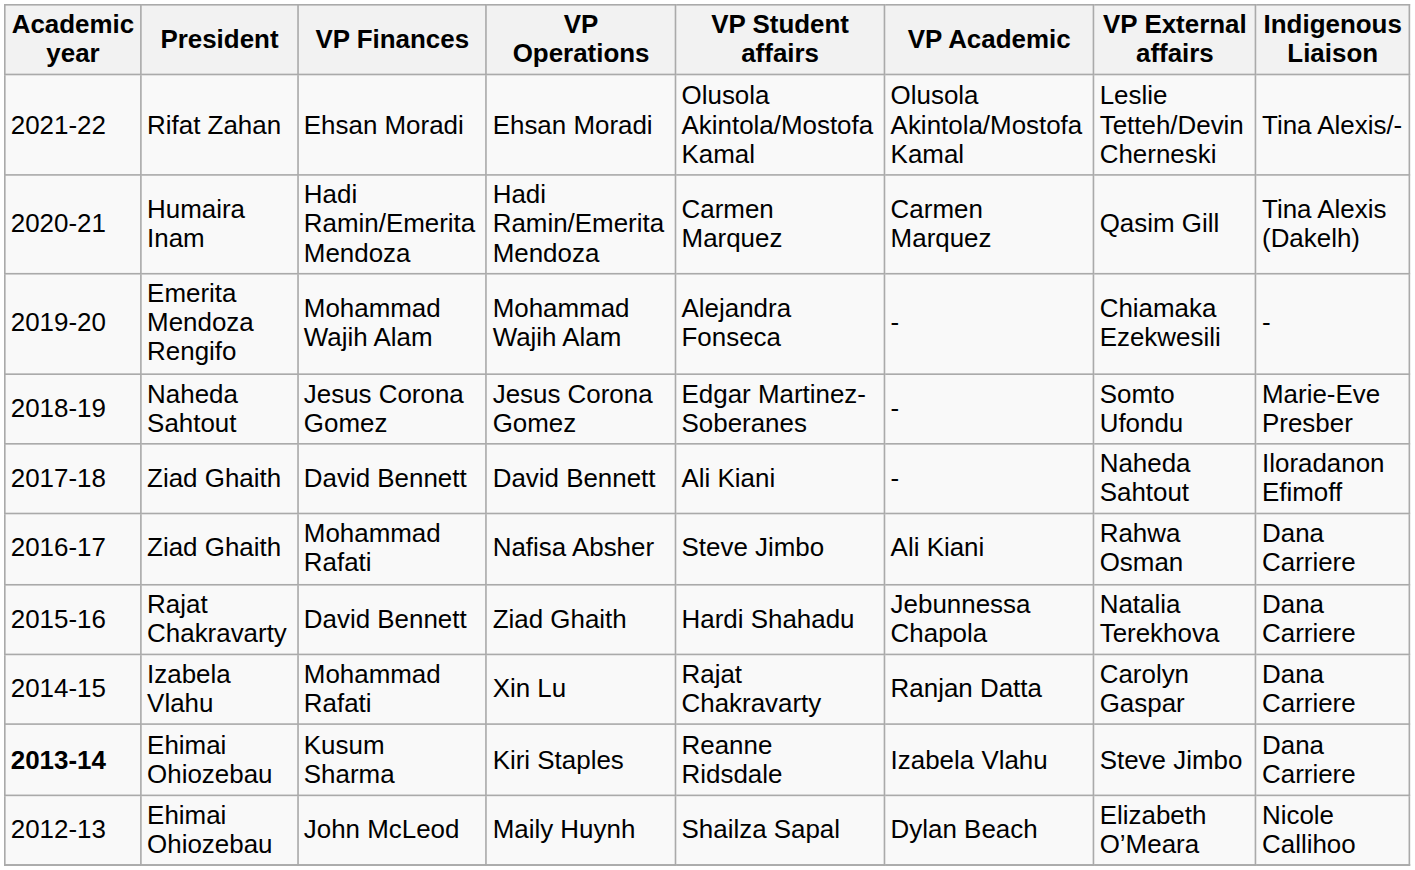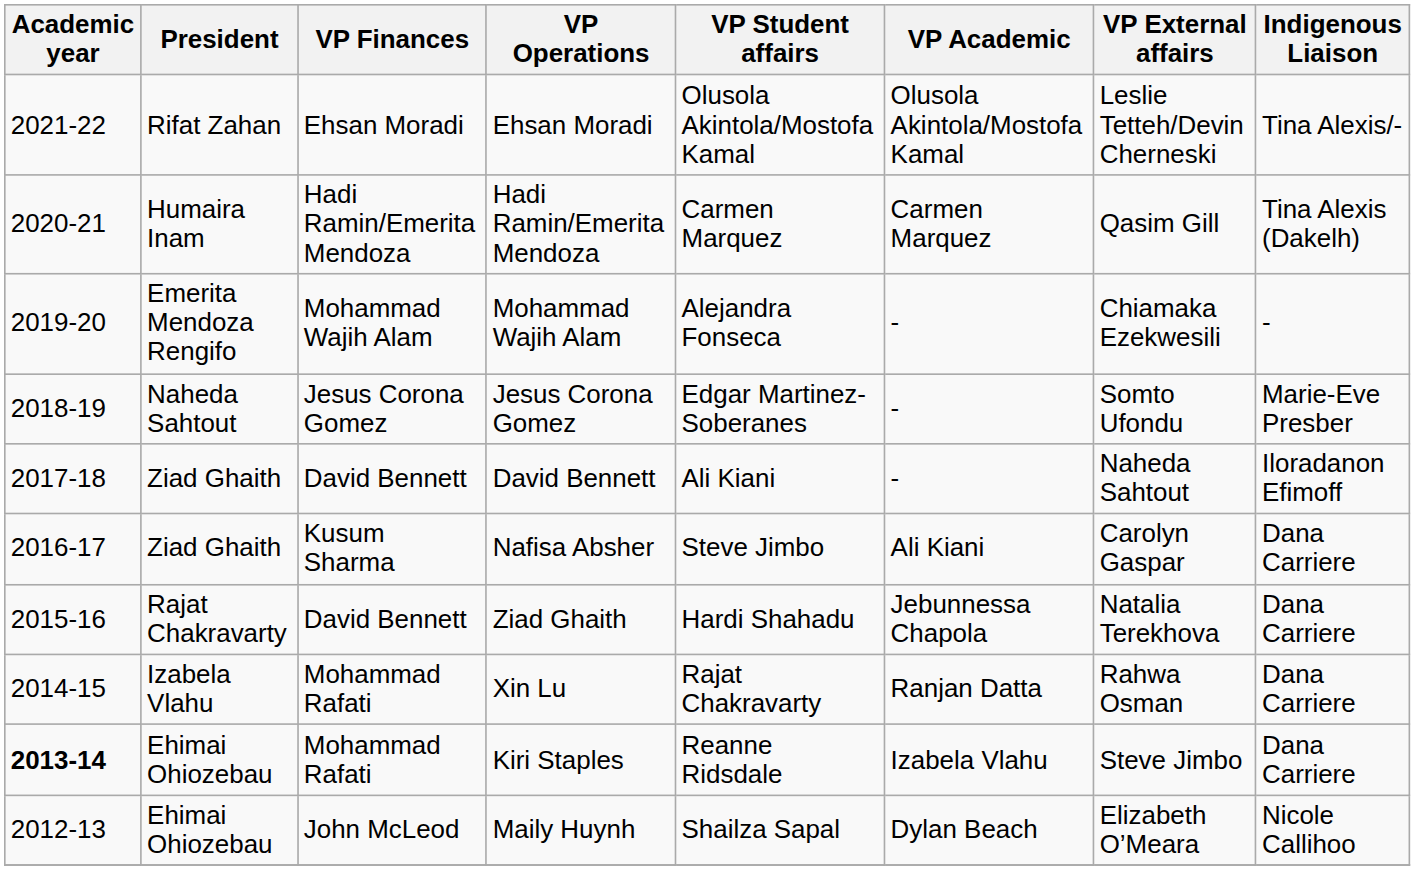(372, 548) Mohammad Rafati -> (349, 548) Kusum Sharma
(1141, 548) Rahwa Osman -> (1144, 548) Carolyn Gaspar
(1144, 689) Carolyn Gaspar -> (1141, 689) Rahwa Osman
(349, 759) Kusum Sharma -> (372, 759) Mohammad Rafati
